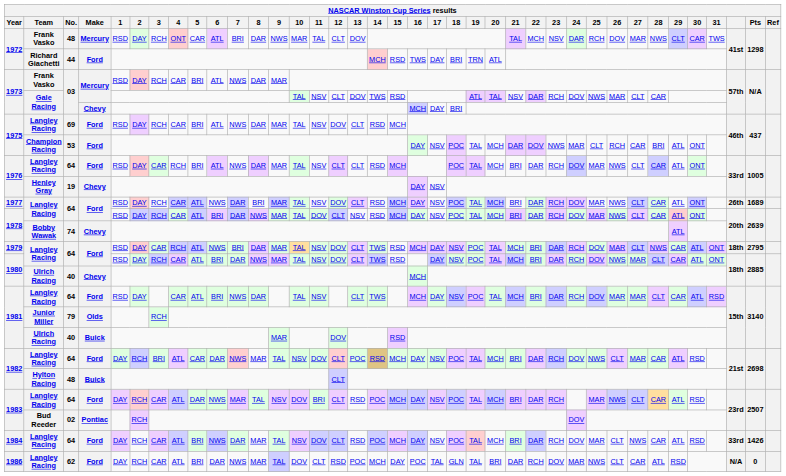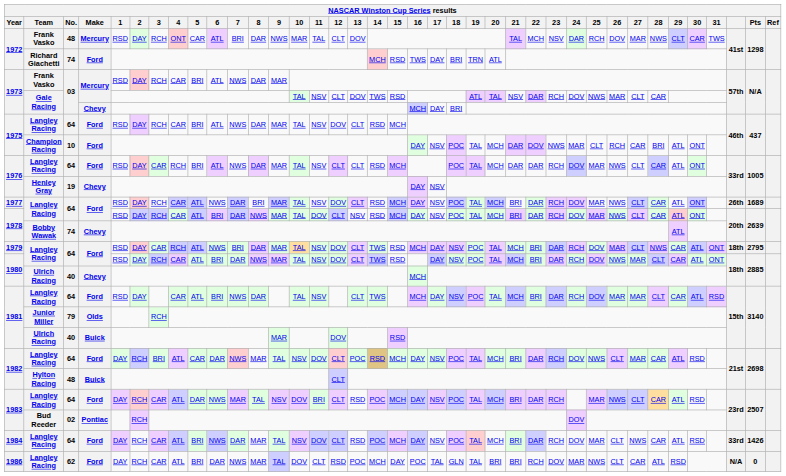(71, 59) 44 -> (71, 59) 74
(71, 125) 69 -> (71, 125) 64
(71, 145) 53 -> (71, 145) 10
(516, 166) BRI -> (516, 166) DAR
(516, 461) DAR -> (516, 461) BRI
